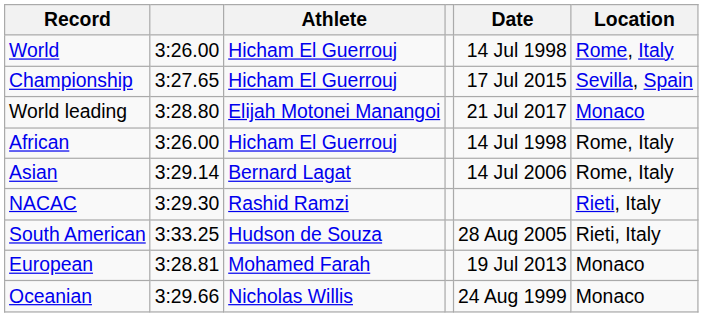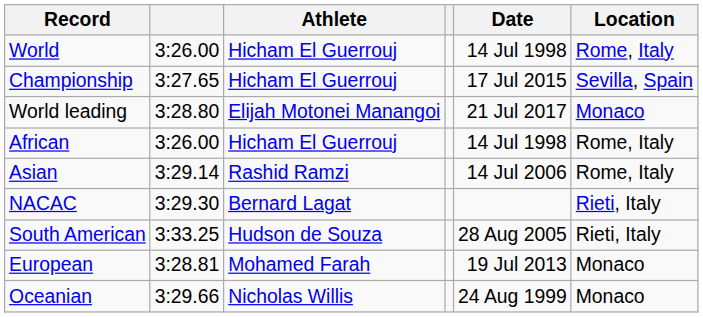(290, 173) Bernard Lagat -> (288, 173) Rashid Ramzi
(288, 204) Rashid Ramzi -> (290, 204) Bernard Lagat
